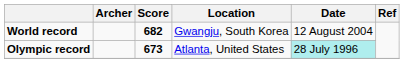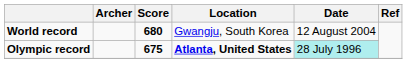(153, 31) 682 -> (153, 31) 680
(153, 49) 673 -> (153, 49) 675
(229, 49) normal -> (233, 49) bold
